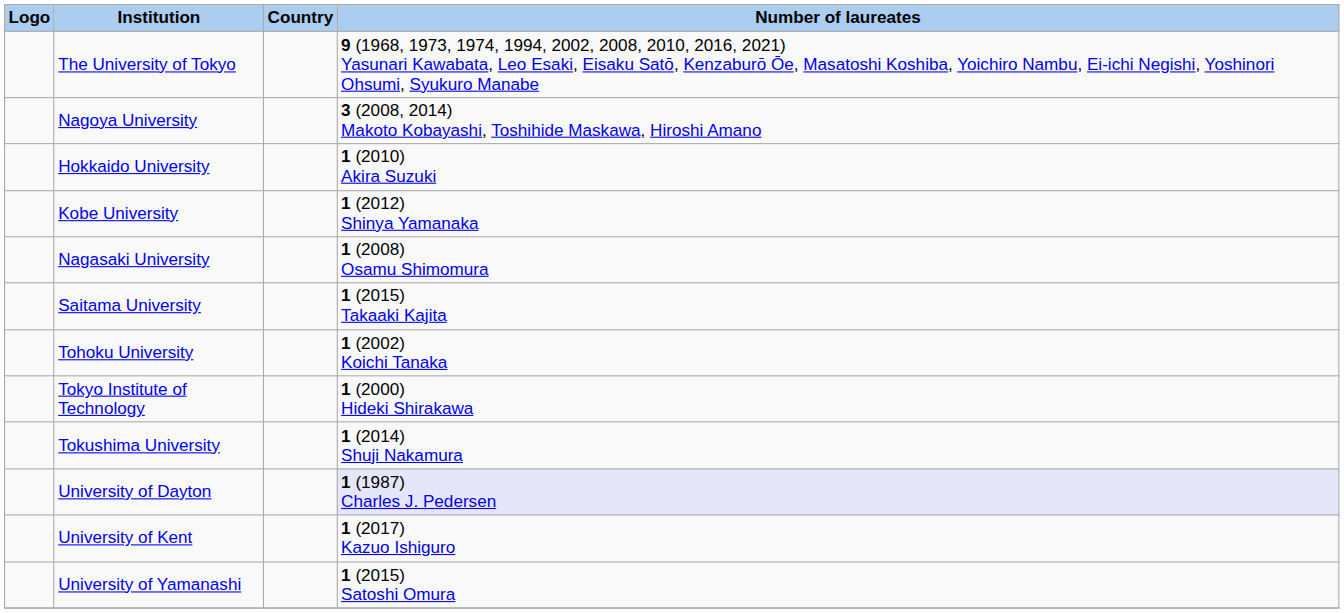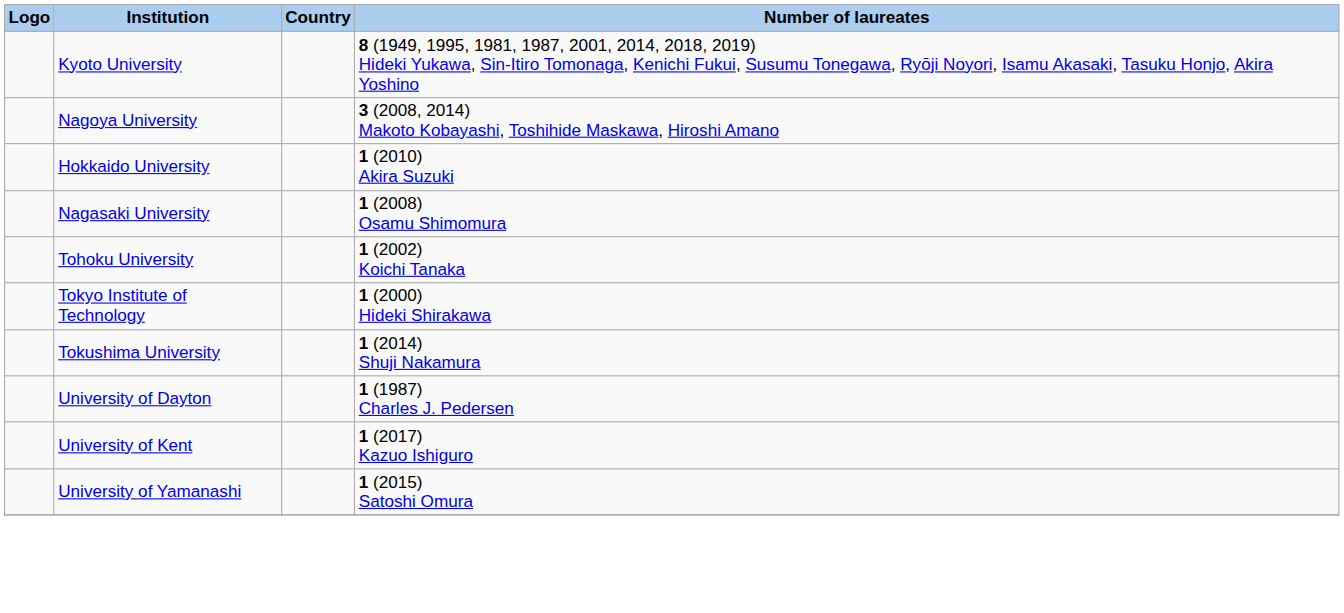- row: (147, 64)
+ row: (120, 64)
- row: (118, 213)
- row: (130, 306)
(419, 491) lavender background -> (436, 398) no background
